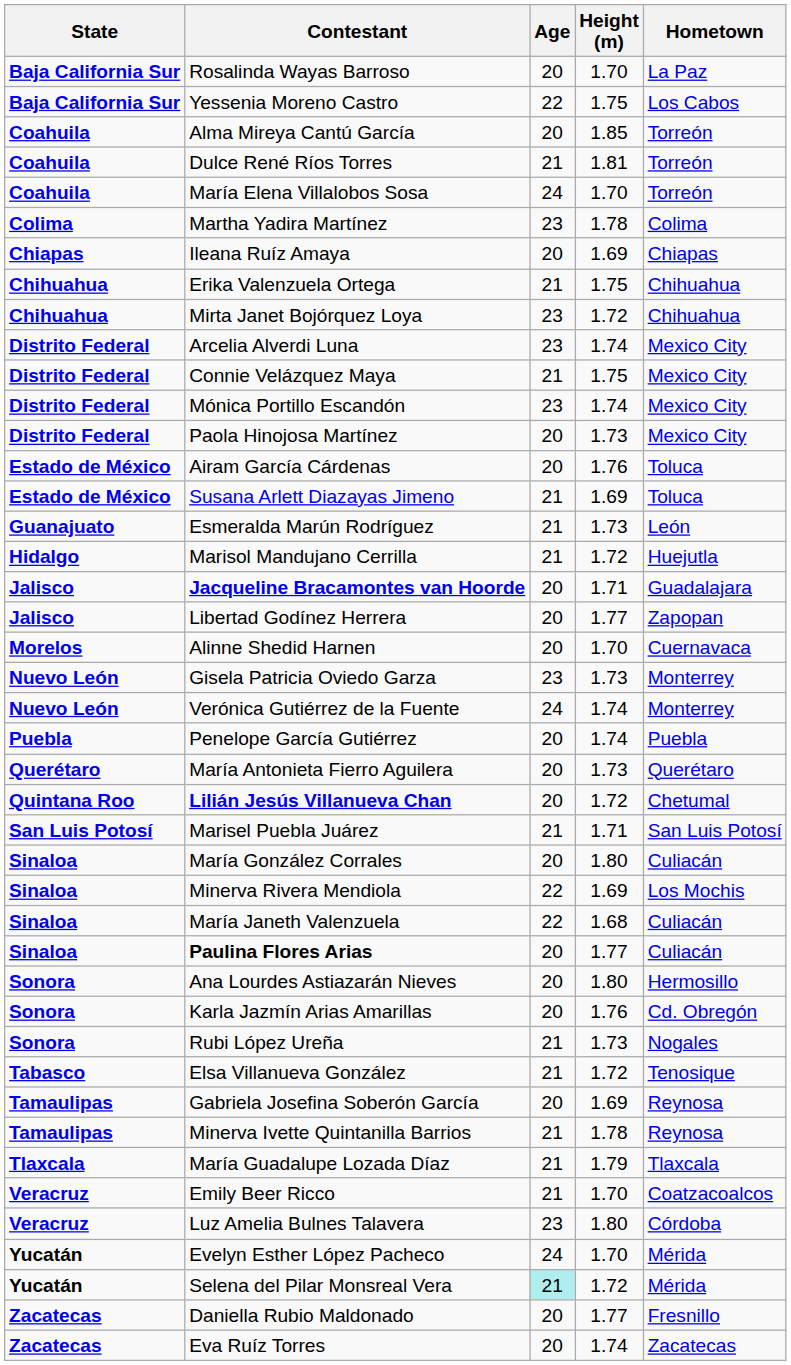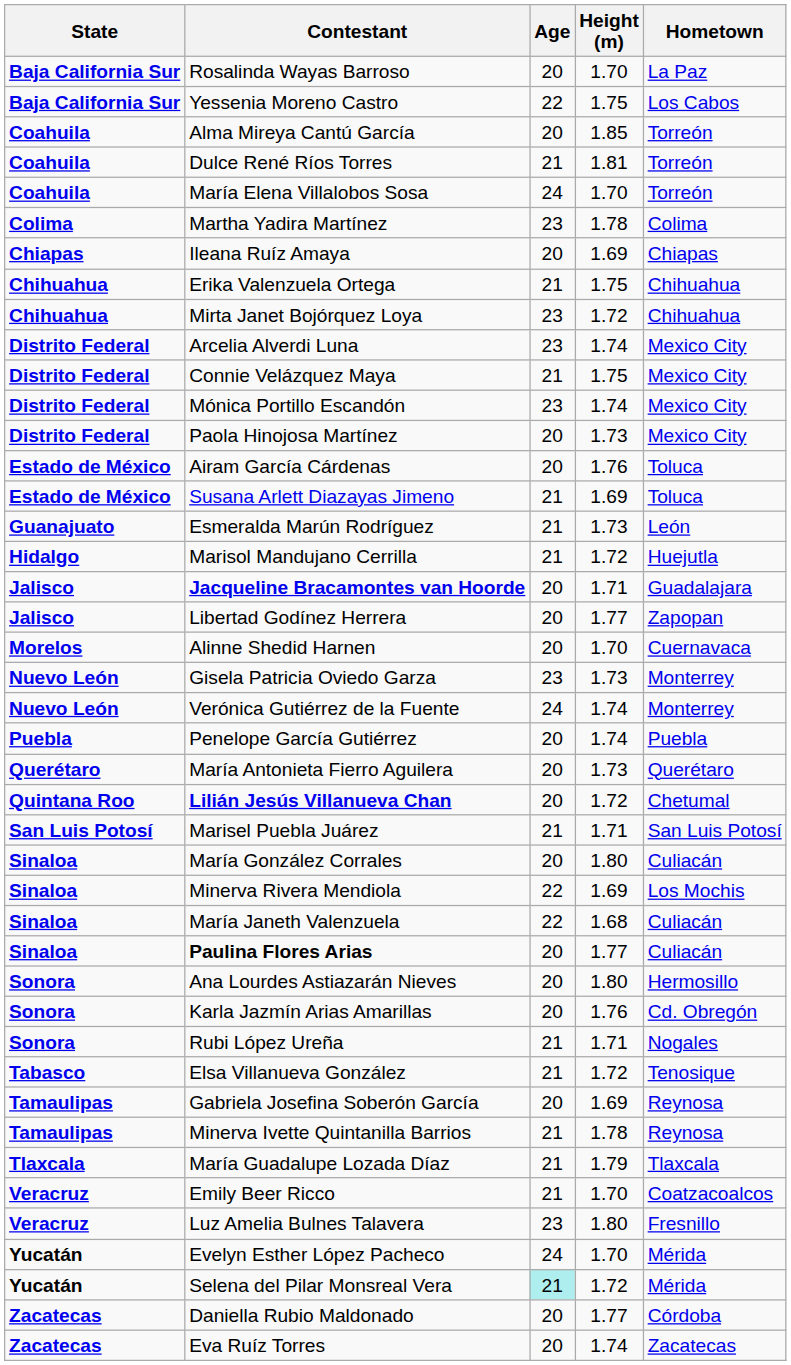(609, 1042) 1.73 -> (609, 1042) 1.71
(684, 1224) Córdoba -> (684, 1224) Fresnillo
(684, 1315) Fresnillo -> (684, 1315) Córdoba
